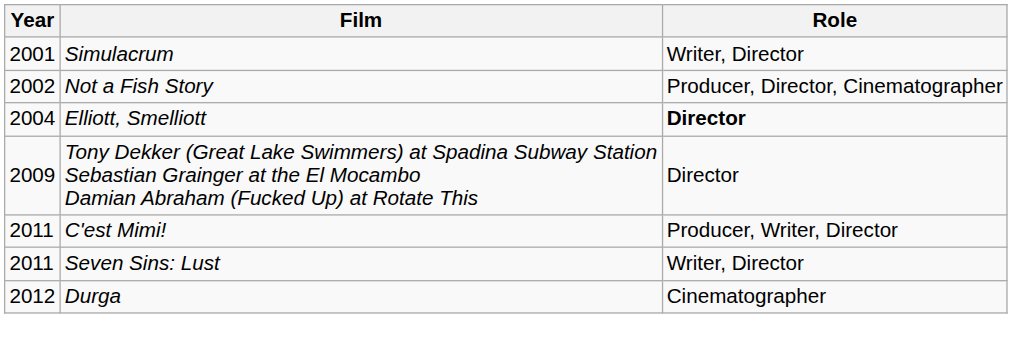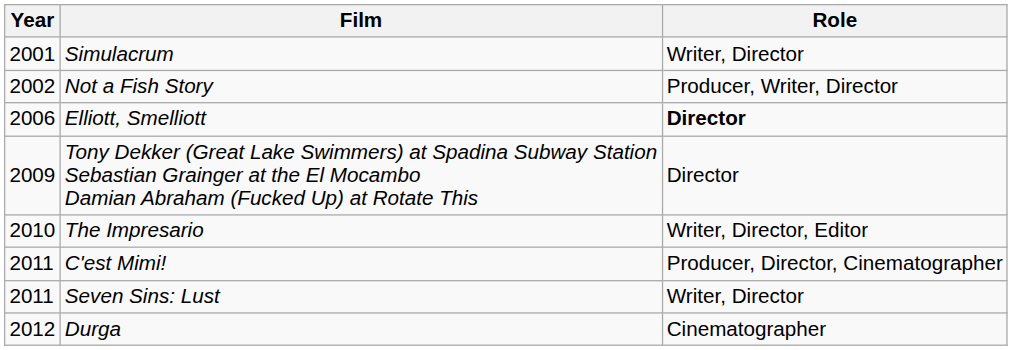(835, 86) Producer, Director, Cinematographer -> (782, 86) Producer, Writer, Director
(32, 119) 2004 -> (32, 119) 2006
+ row: (134, 230)
(782, 230) Producer, Writer, Director -> (835, 263) Producer, Director, Cinematographer
